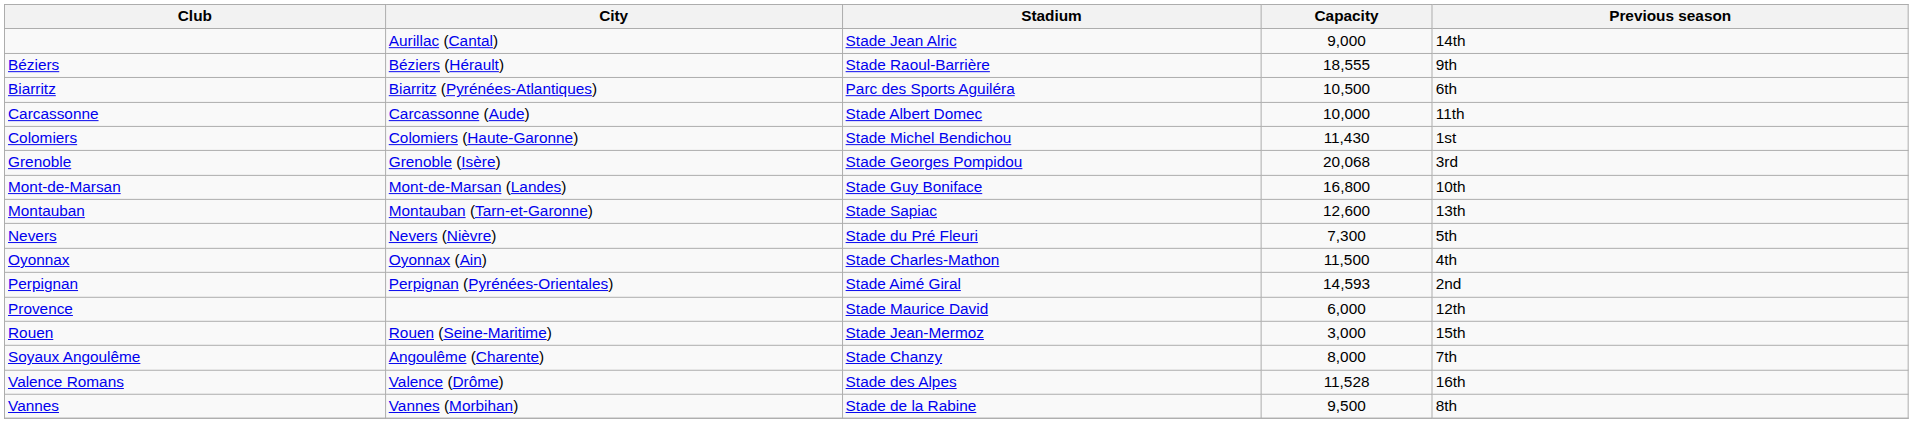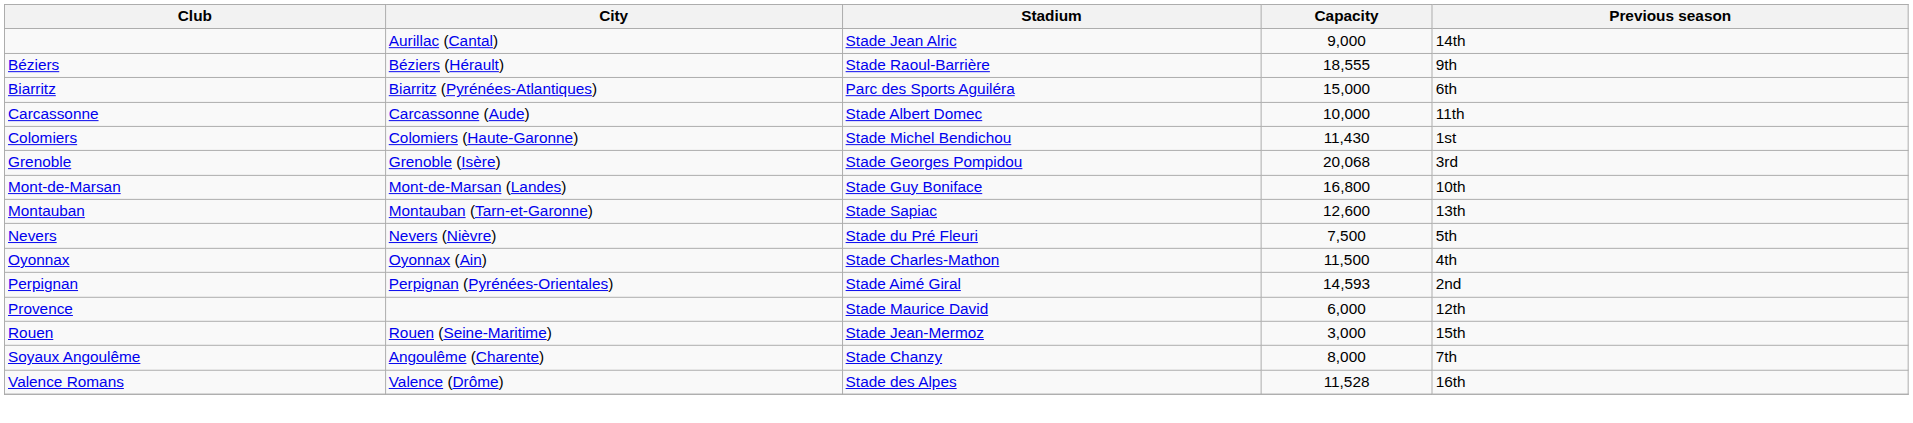(1347, 89) 10,500 -> (1347, 89) 15,000
(1347, 235) 7,300 -> (1347, 235) 7,500
- row: (33, 406)
